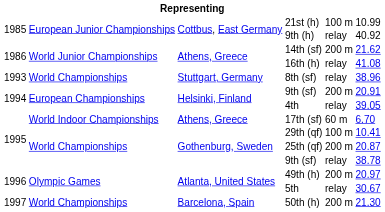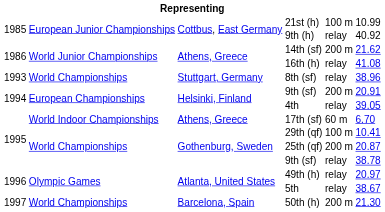(339, 175) 200 m -> (336, 175) relay
(368, 188) 30.67 -> (368, 188) 38.67
